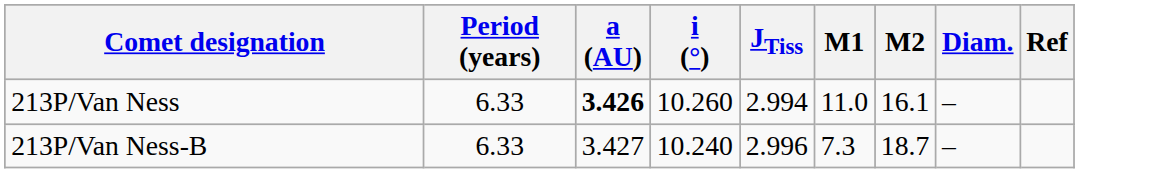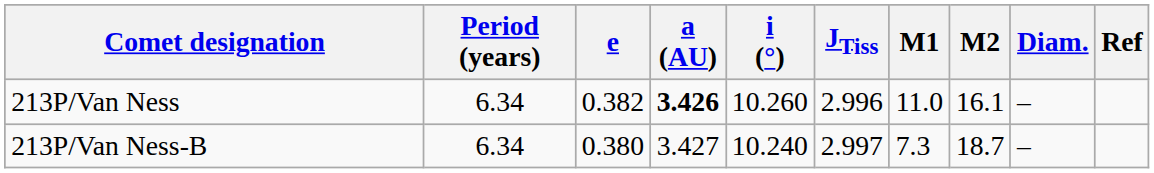+ column: (613, 42)
(500, 101) 6.33 -> (500, 101) 6.34
(777, 101) 2.994 -> (852, 101) 2.996
(500, 145) 6.33 -> (500, 145) 6.34
(777, 145) 2.996 -> (852, 145) 2.997
